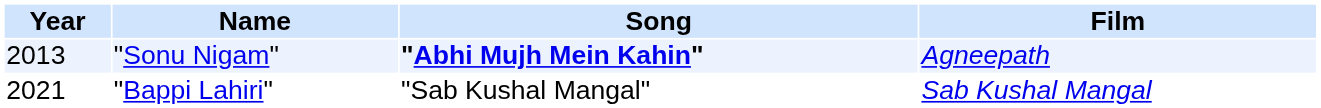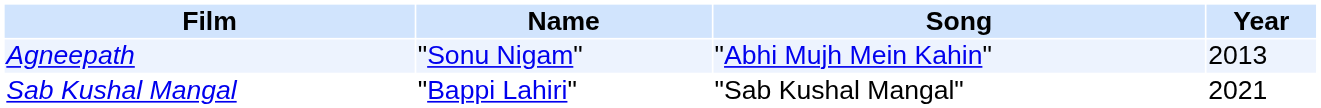columns swapped: (58, 20) <-> (1118, 20)
(552, 55) bold -> (853, 55) normal
